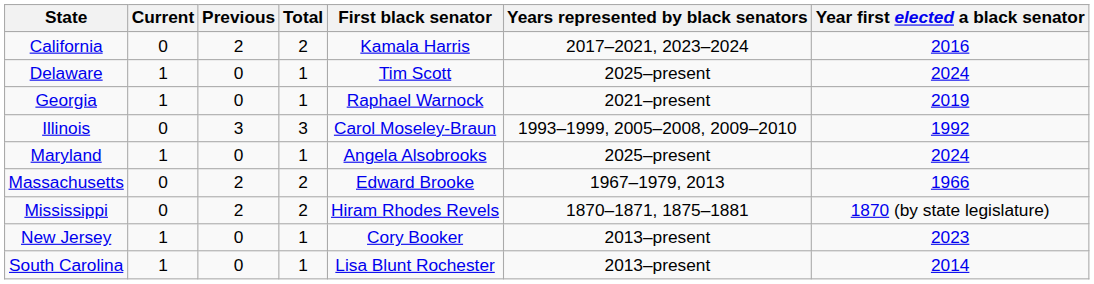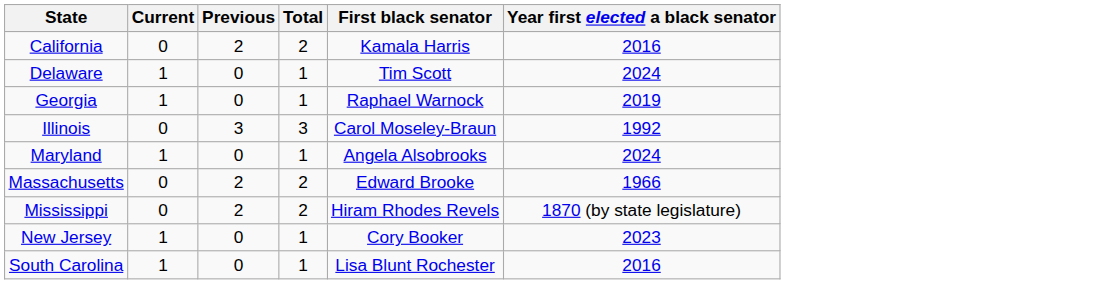- column: (657, 18)
(950, 264) 2014 -> (642, 264) 2016
